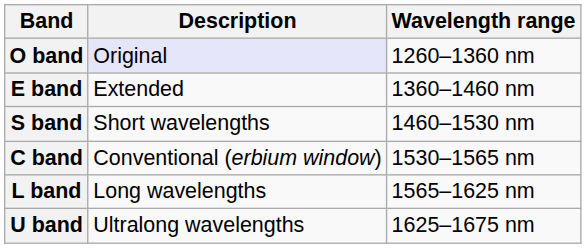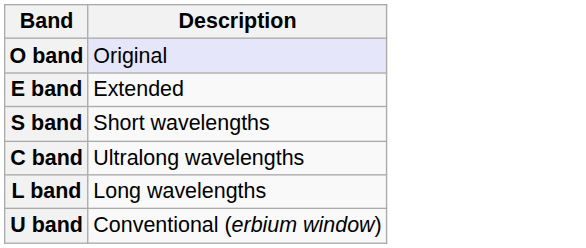- column: (484, 21)
(238, 157) Conventional (erbium window) -> (199, 157) Ultralong wavelengths
(199, 225) Ultralong wavelengths -> (238, 225) Conventional (erbium window)
